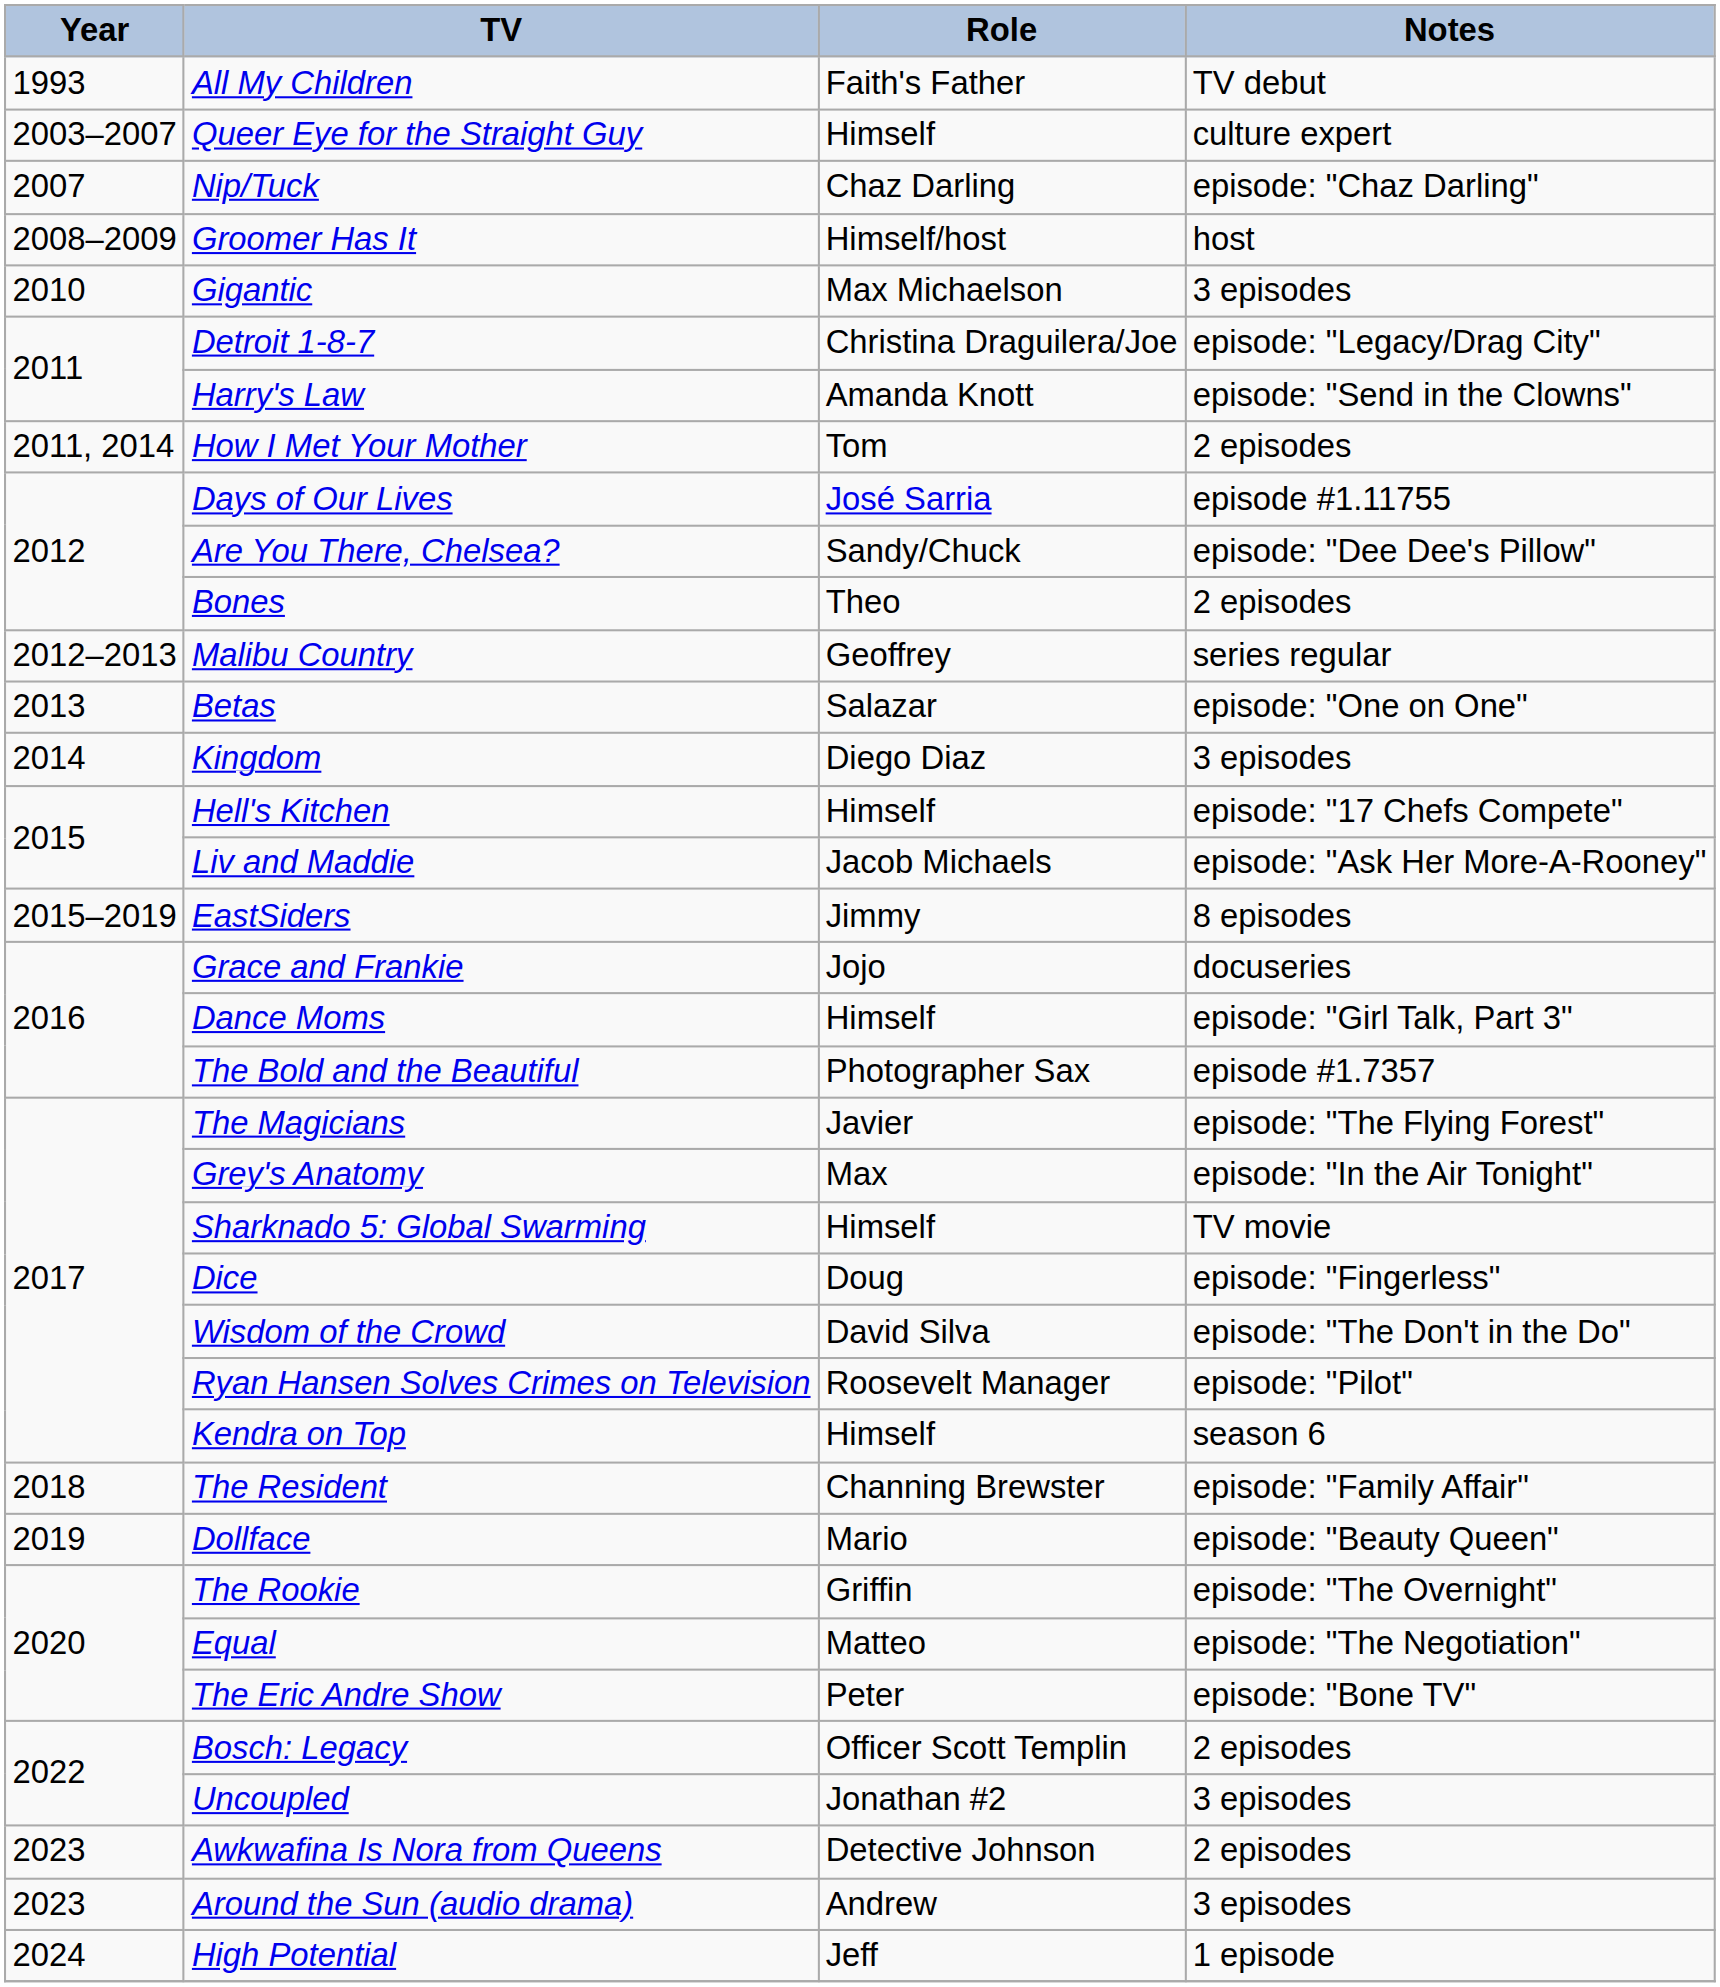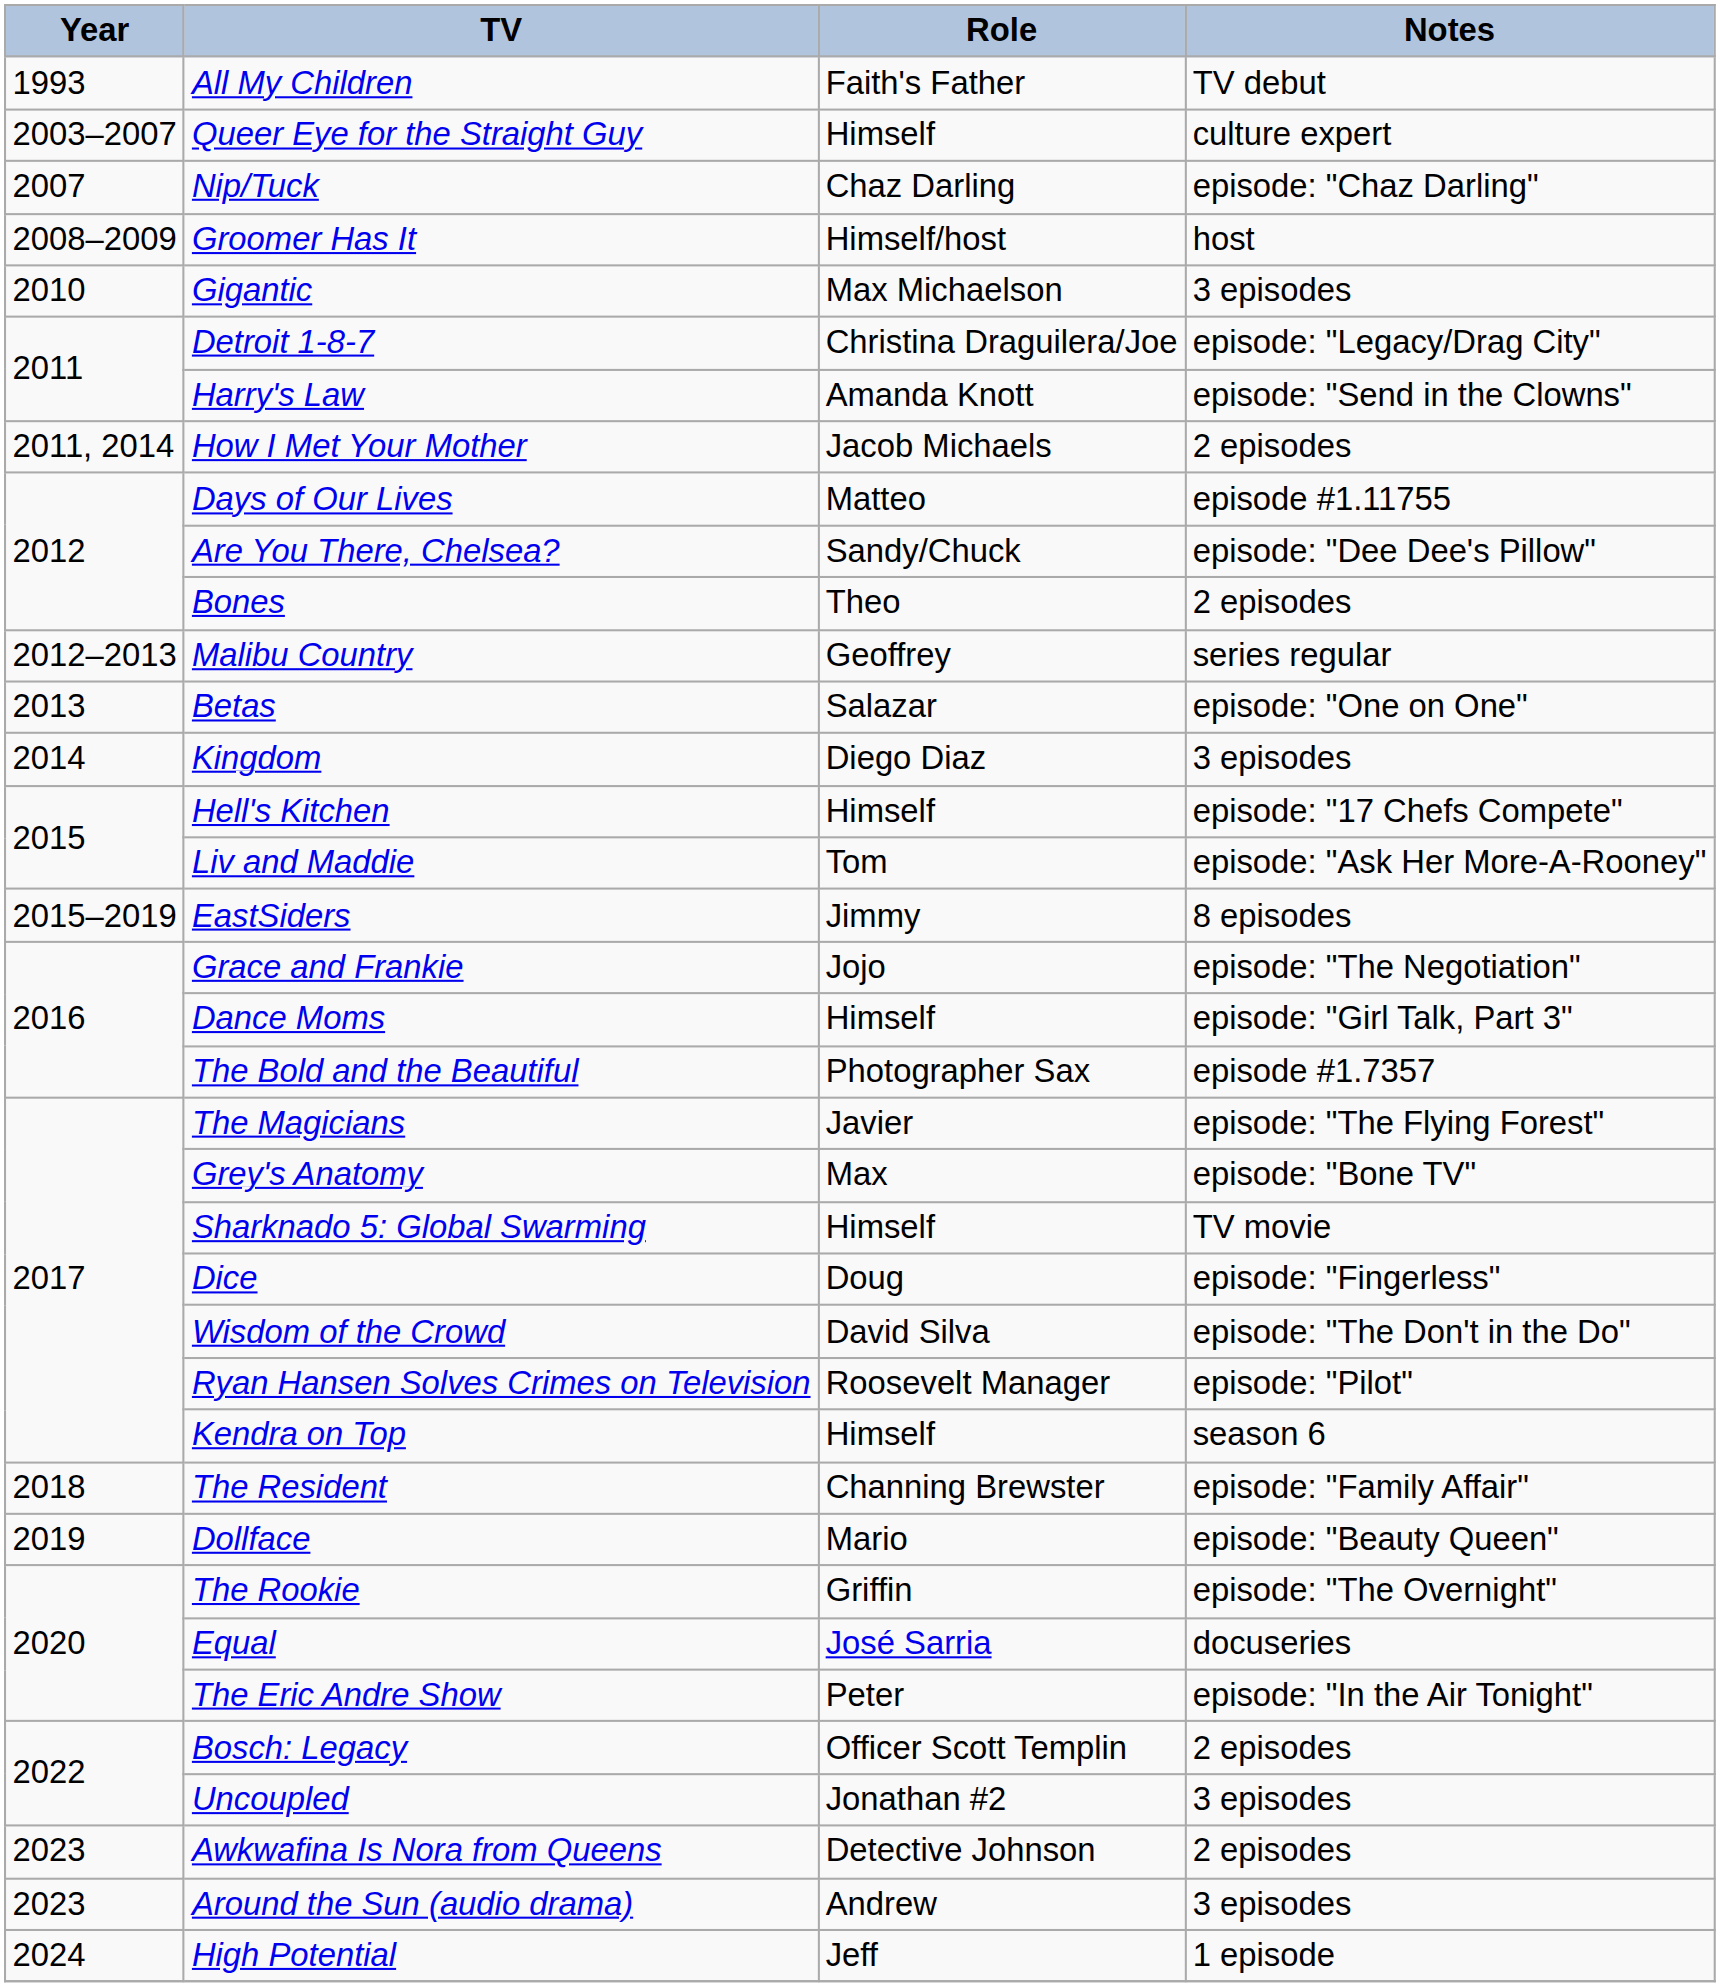(857, 446) Tom -> (939, 446) Jacob Michaels
(909, 498) José Sarria -> (876, 498) Matteo
(939, 862) Jacob Michaels -> (857, 862) Tom
(1272, 966) docuseries -> (1387, 966) episode: "The Negotiation"
(1393, 1174) episode: "In the Air Tonight" -> (1334, 1174) episode: "Bone TV"
(876, 1643) Matteo -> (909, 1643) José Sarria
(1387, 1643) episode: "The Negotiation" -> (1272, 1643) docuseries
(1334, 1695) episode: "Bone TV" -> (1393, 1695) episode: "In the Air Tonight"
